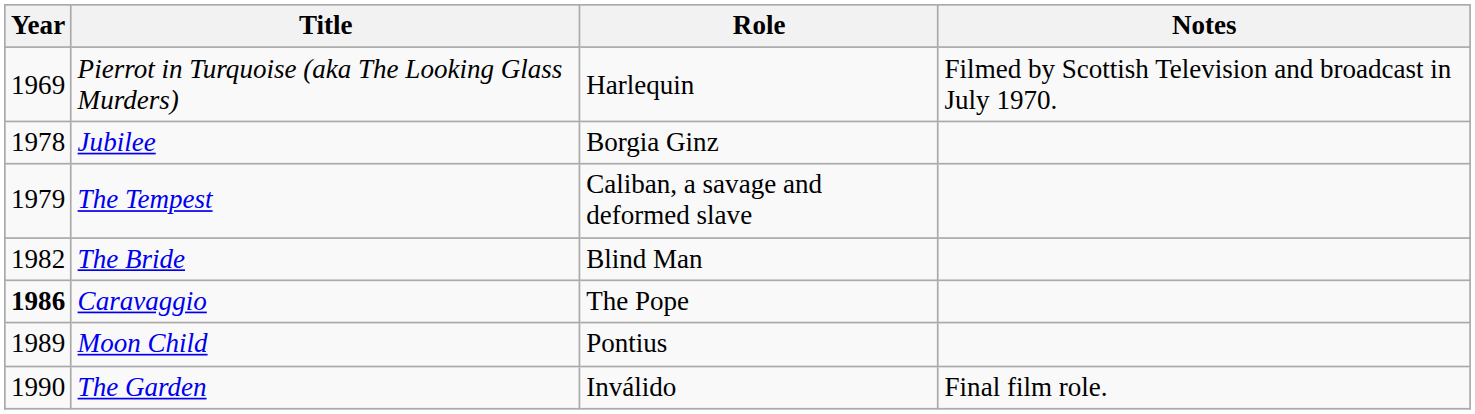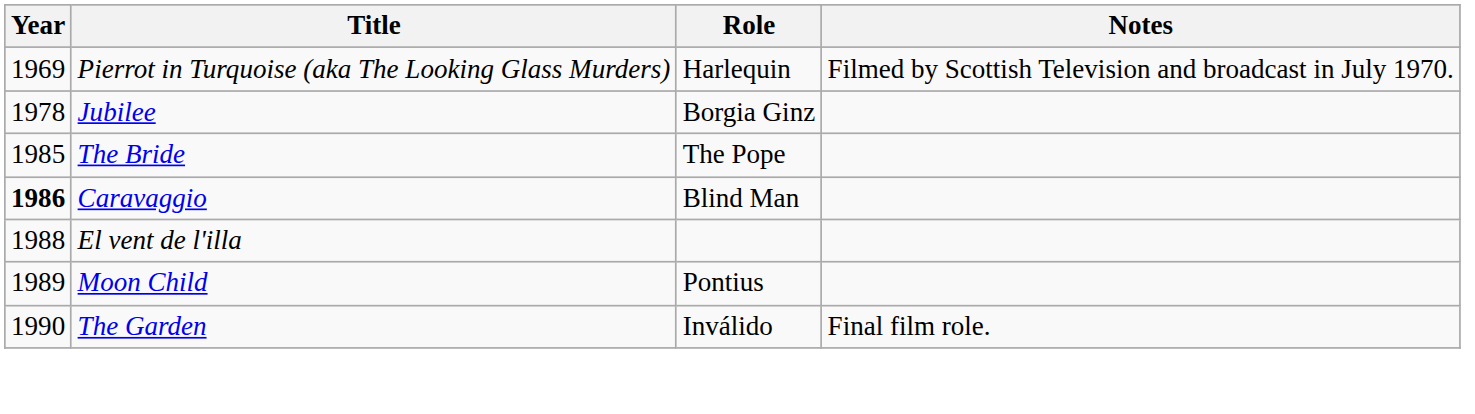- row: (145, 200)
(38, 258) 1982 -> (38, 154) 1985
(644, 258) Blind Man -> (734, 154) The Pope
(638, 301) The Pope -> (741, 197) Blind Man
+ row: (160, 240)
